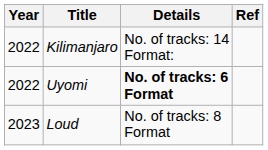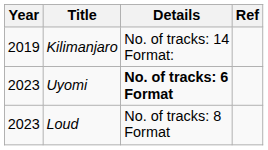(24, 46) 2022 -> (24, 46) 2019
(24, 85) 2022 -> (24, 85) 2023
